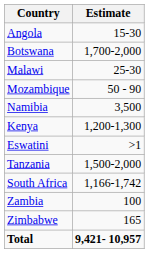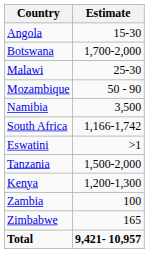rows swapped: (37, 182) <-> (23, 126)
